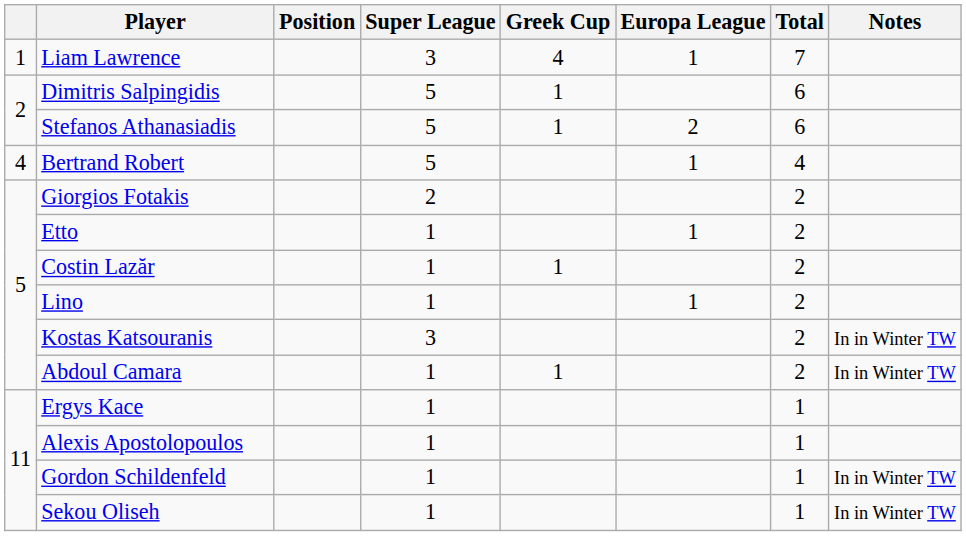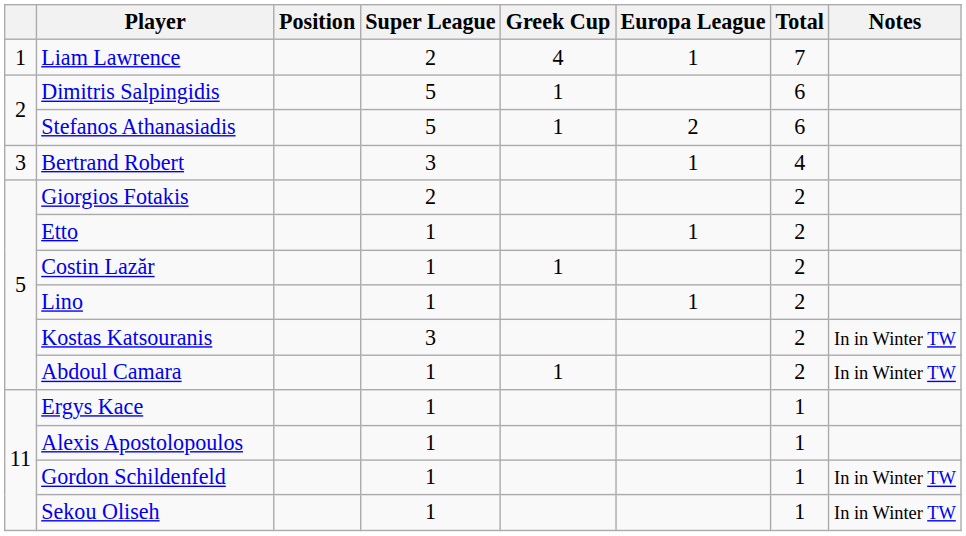(430, 57) 3 -> (430, 57) 2
(20, 162) 4 -> (20, 162) 3
(430, 162) 5 -> (430, 162) 3
